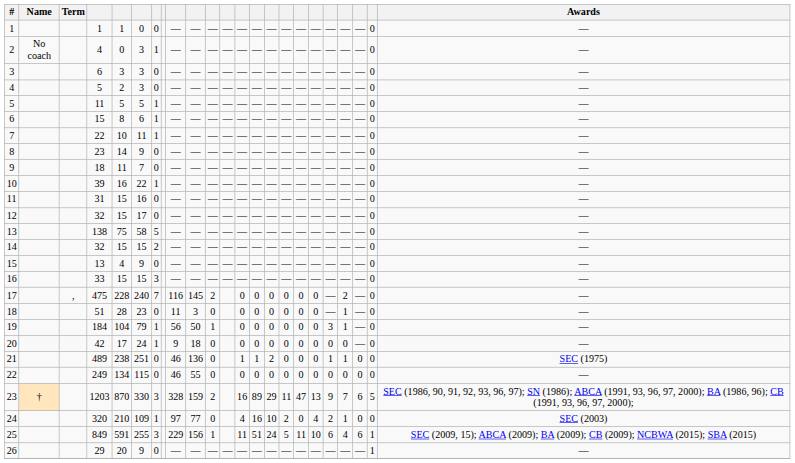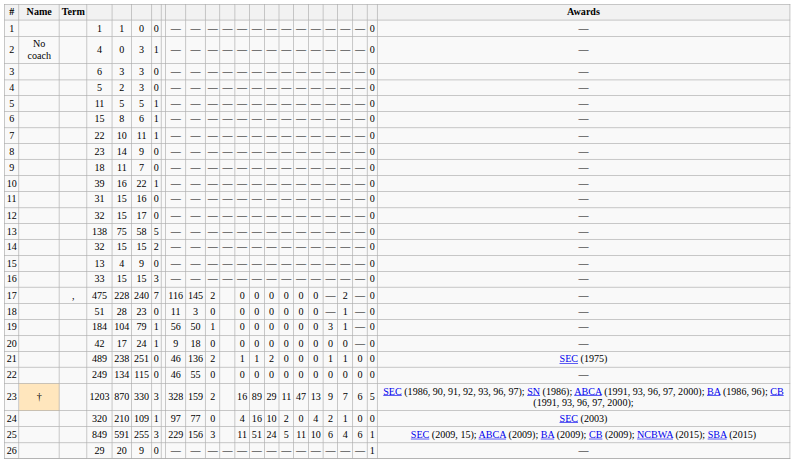(213, 359) 0 -> (213, 359) 2
(213, 434) 1 -> (213, 434) 3
